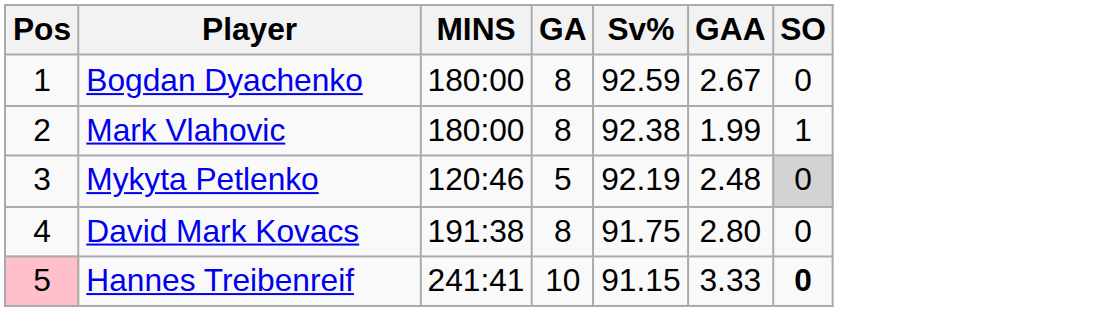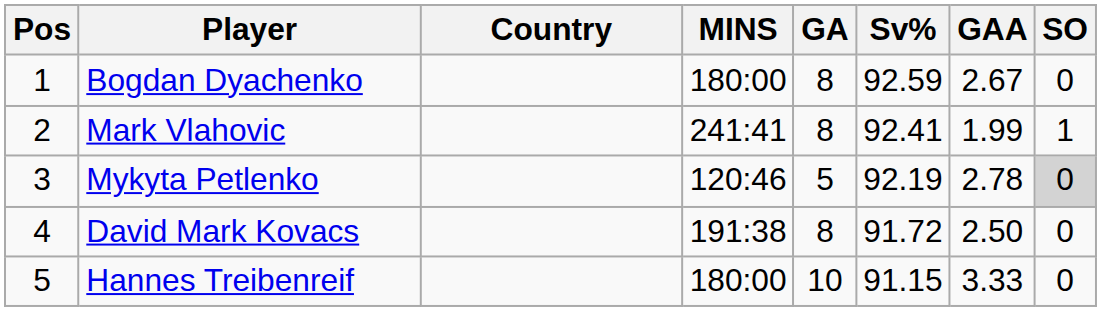+ column: (551, 29)
(476, 130) 180:00 -> (738, 130) 241:41
(641, 130) 92.38 -> (903, 130) 92.41
(730, 180) 2.48 -> (992, 180) 2.78
(641, 230) 91.75 -> (903, 230) 91.72
(730, 230) 2.80 -> (992, 230) 2.50
(42, 280) pink background -> (42, 280) no background
(476, 280) 241:41 -> (738, 280) 180:00
(803, 280) bold -> (1065, 280) normal
